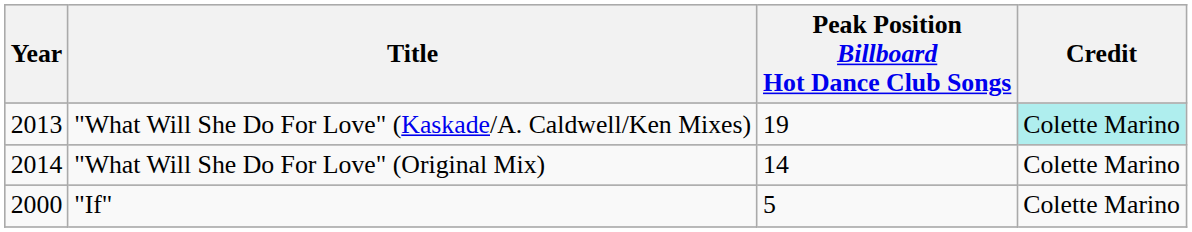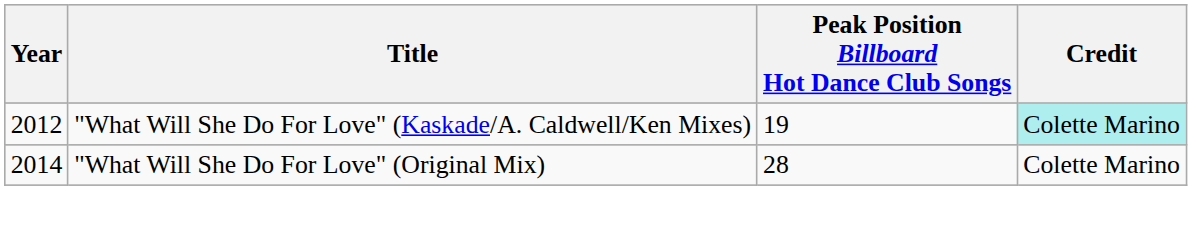(37, 123) 2013 -> (37, 123) 2012
(776, 164) 14 -> (776, 164) 28
- row: (93, 205)
